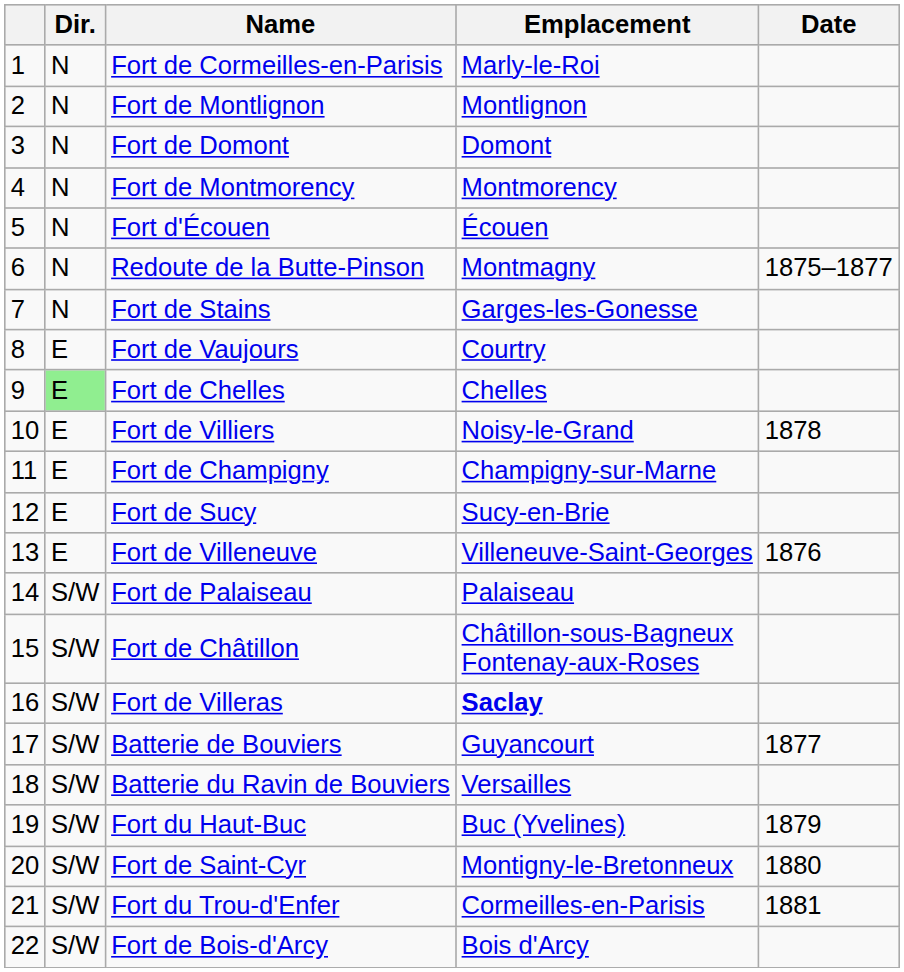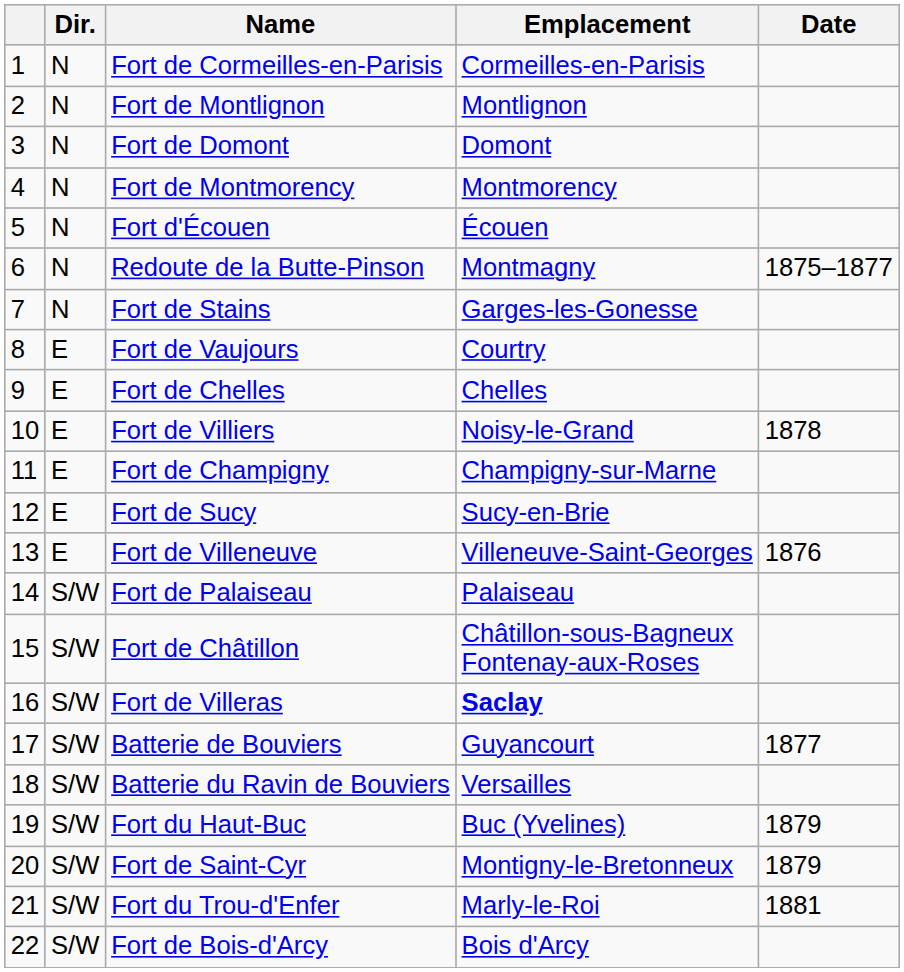(531, 65) Marly-le-Roi -> (583, 65) Cormeilles-en-Parisis
(60, 390) lightgreen background -> (60, 390) no background
(793, 865) 1880 -> (793, 865) 1879
(583, 906) Cormeilles-en-Parisis -> (531, 906) Marly-le-Roi
